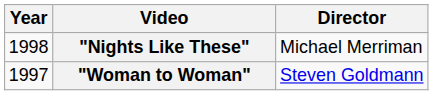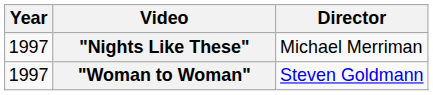(29, 47) 1998 -> (29, 47) 1997
